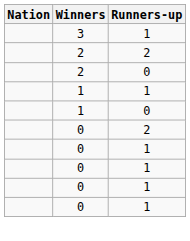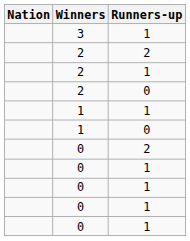+ row: (81, 72)
